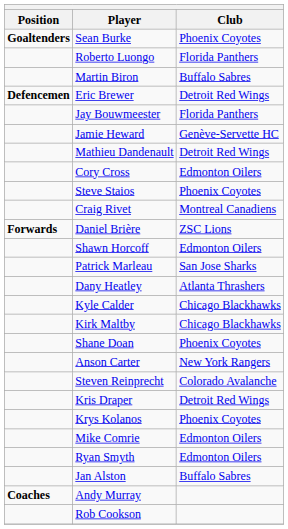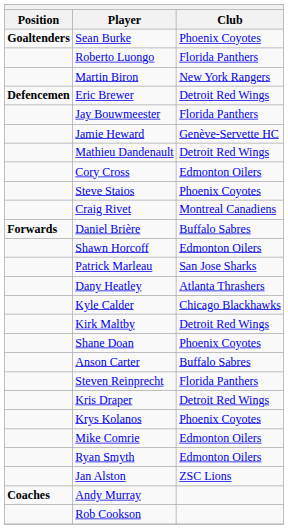(215, 76) Buffalo Sabres -> (225, 76) New York Rangers
(205, 228) ZSC Lions -> (215, 228) Buffalo Sabres
(230, 324) Chicago Blackhawks -> (224, 324) Detroit Red Wings
(225, 362) New York Rangers -> (215, 362) Buffalo Sabres
(228, 381) Colorado Avalanche -> (219, 381) Florida Panthers
(215, 476) Buffalo Sabres -> (205, 476) ZSC Lions
